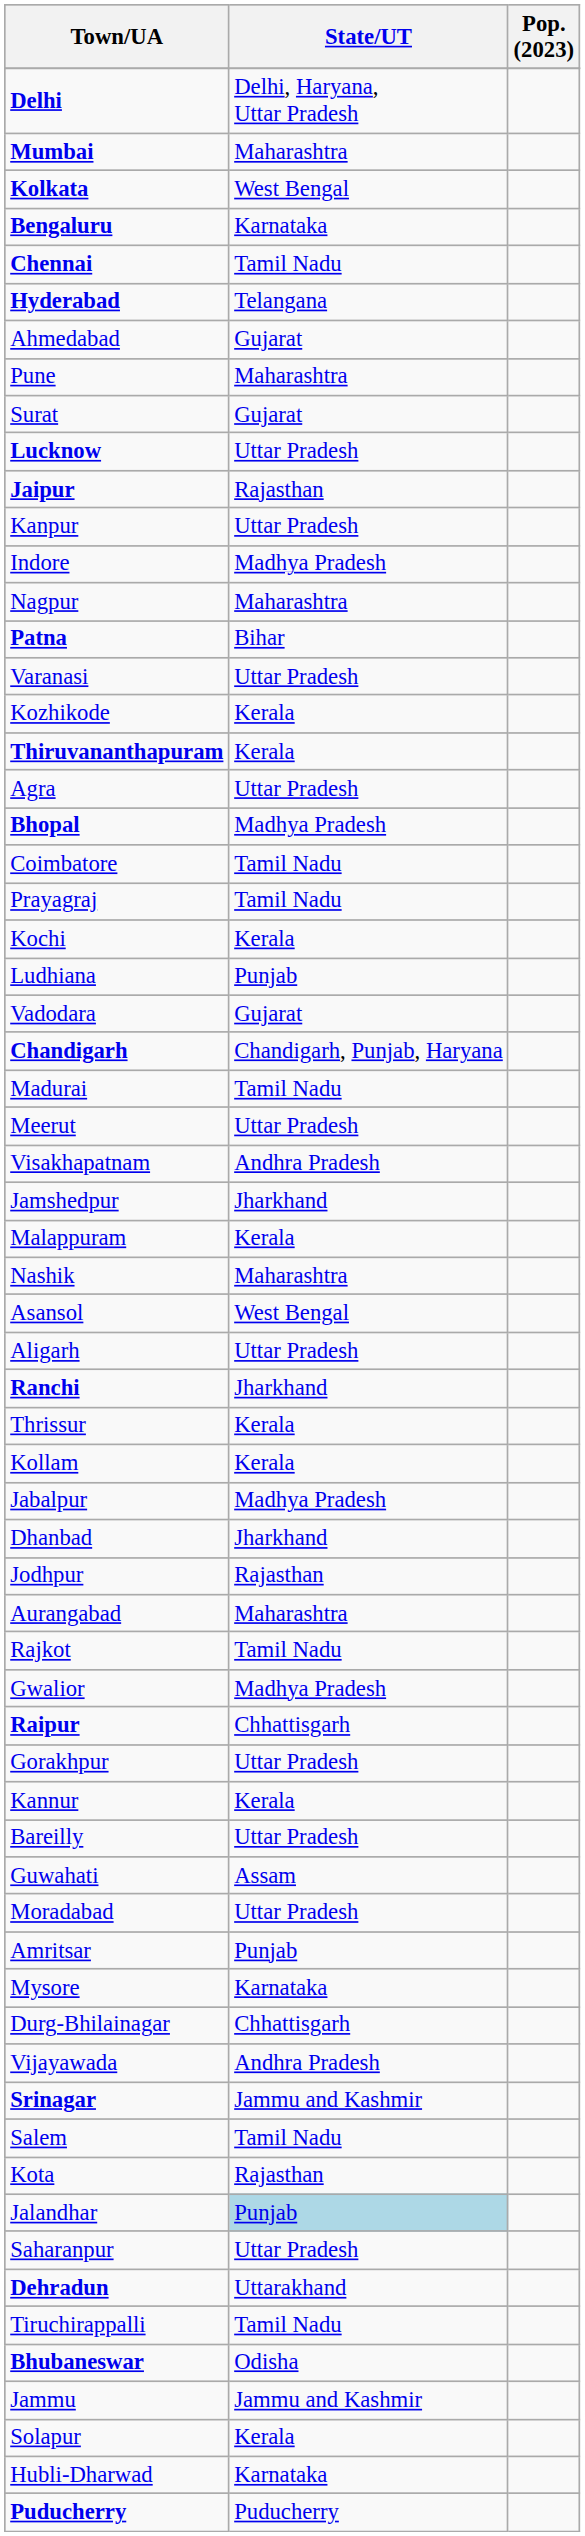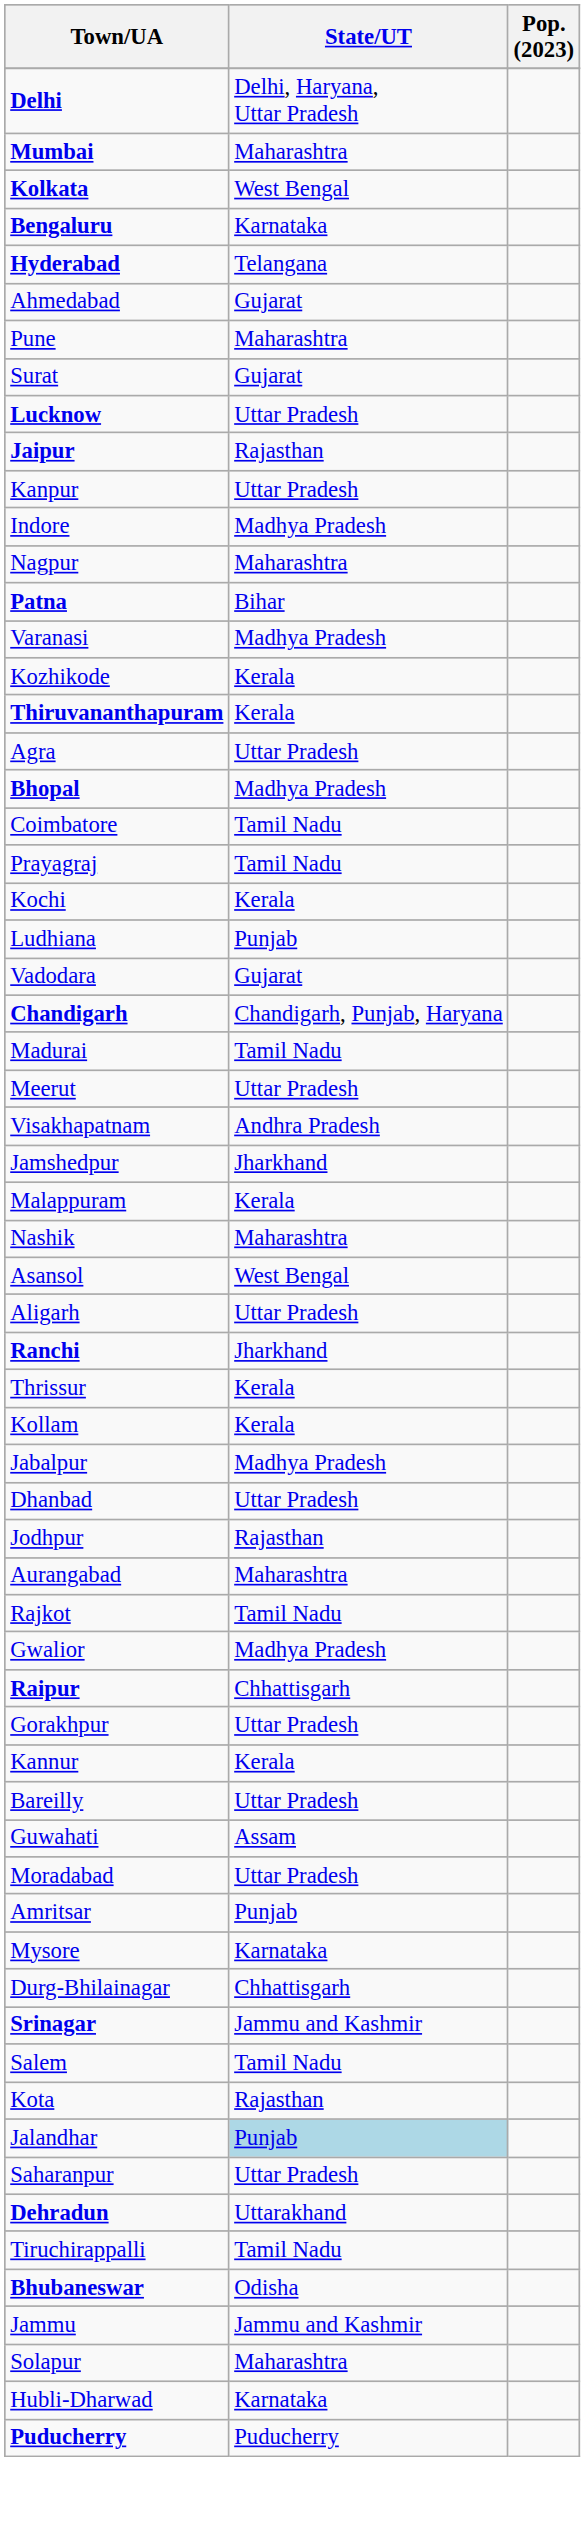- row: (51, 263)
(296, 675) Uttar Pradesh -> (310, 638) Madhya Pradesh
(281, 1537) Jharkhand -> (296, 1500) Uttar Pradesh
- row: (64, 2062)
(264, 2436) Kerala -> (291, 2361) Maharashtra
